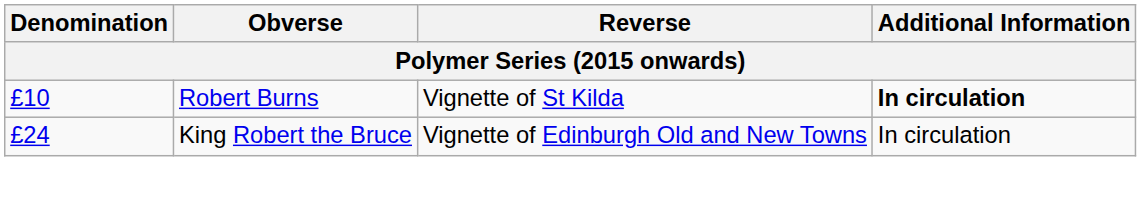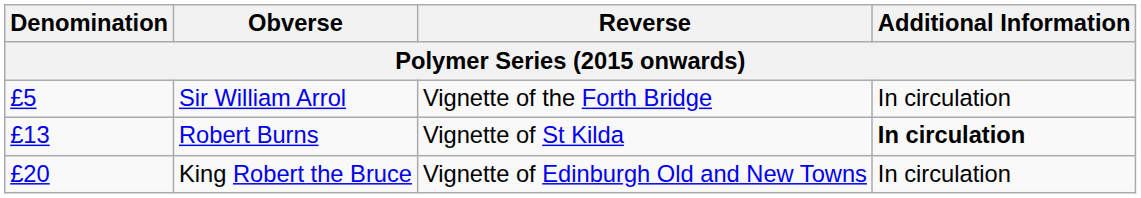+ row: (263, 98)
(30, 98) £10 -> (30, 135) £13
(30, 135) £24 -> (30, 173) £20
